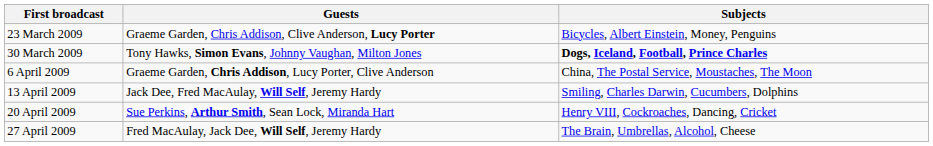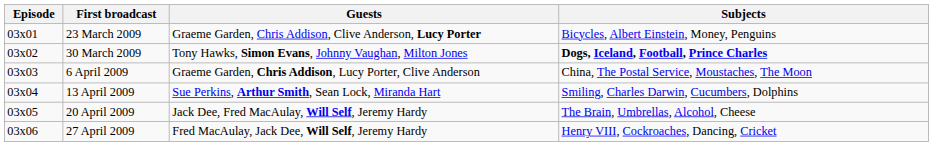+ column: (34, 14)
(254, 92) Jack Dee, Fred MacAulay, Will Self, Jeremy Hardy -> (306, 92) Sue Perkins, Arthur Smith, Sean Lock, Miranda Hart
(260, 111) Sue Perkins, Arthur Smith, Sean Lock, Miranda Hart -> (300, 111) Jack Dee, Fred MacAulay, Will Self, Jeremy Hardy
(669, 111) Henry VIII, Cockroaches, Dancing, Cricket -> (659, 111) The Brain, Umbrellas, Alcohol, Cheese
(659, 131) The Brain, Umbrellas, Alcohol, Cheese -> (669, 131) Henry VIII, Cockroaches, Dancing, Cricket
